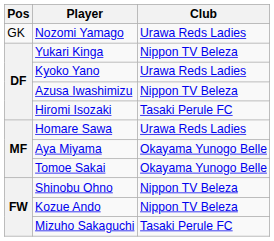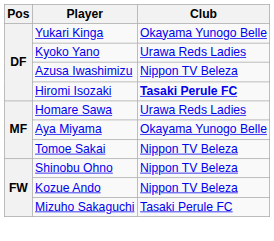- row: (79, 33)
(189, 52) Nippon TV Beleza -> (204, 33) Okayama Yunogo Belle
(186, 110) normal -> (189, 91) bold
(204, 168) Okayama Yunogo Belle -> (189, 149) Nippon TV Beleza
